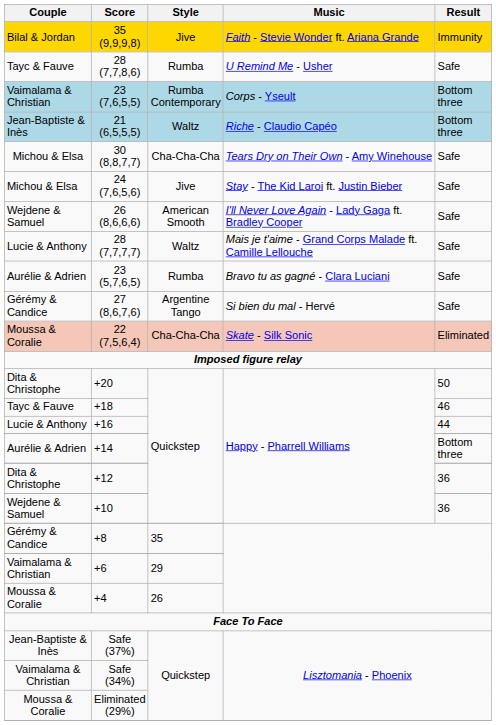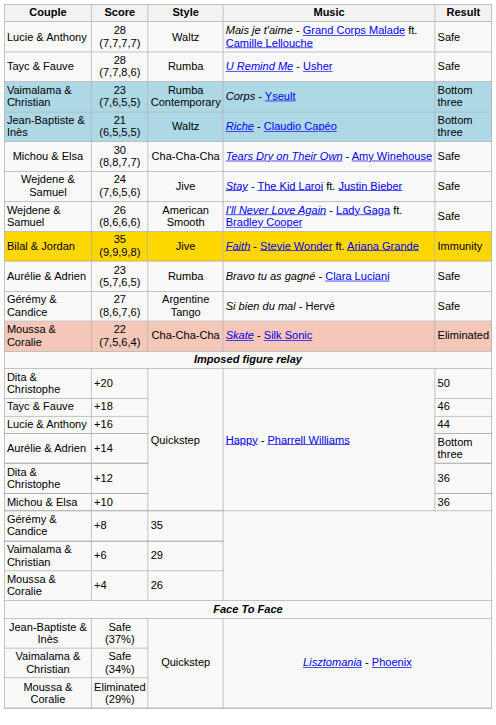rows swapped: (120, 246) <-> (120, 36)
(42, 186) Michou & Elsa -> (48, 186) Wejdene & Samuel
(34, 508) Wejdene & Samuel -> (42, 502) Michou & Elsa
